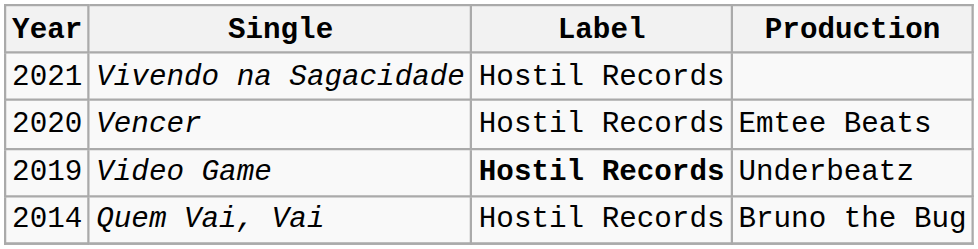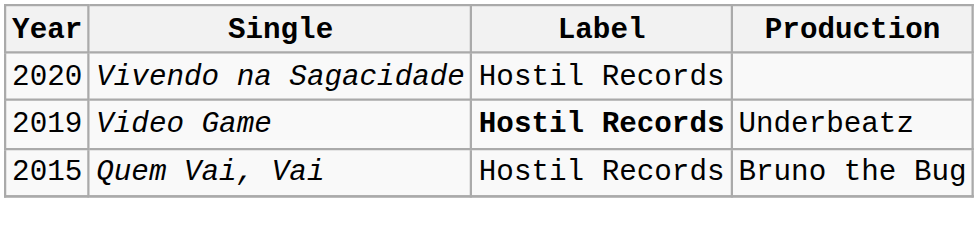(47, 77) 2021 -> (47, 77) 2020
- row: (149, 124)
(47, 220) 2014 -> (47, 172) 2015
